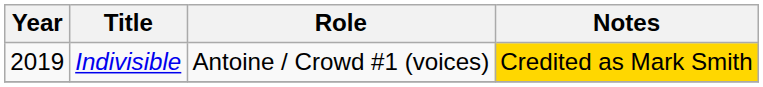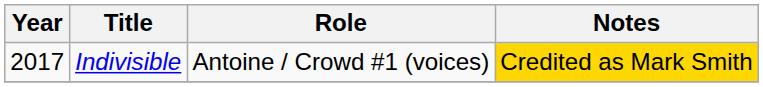(37, 61) 2019 -> (37, 61) 2017
